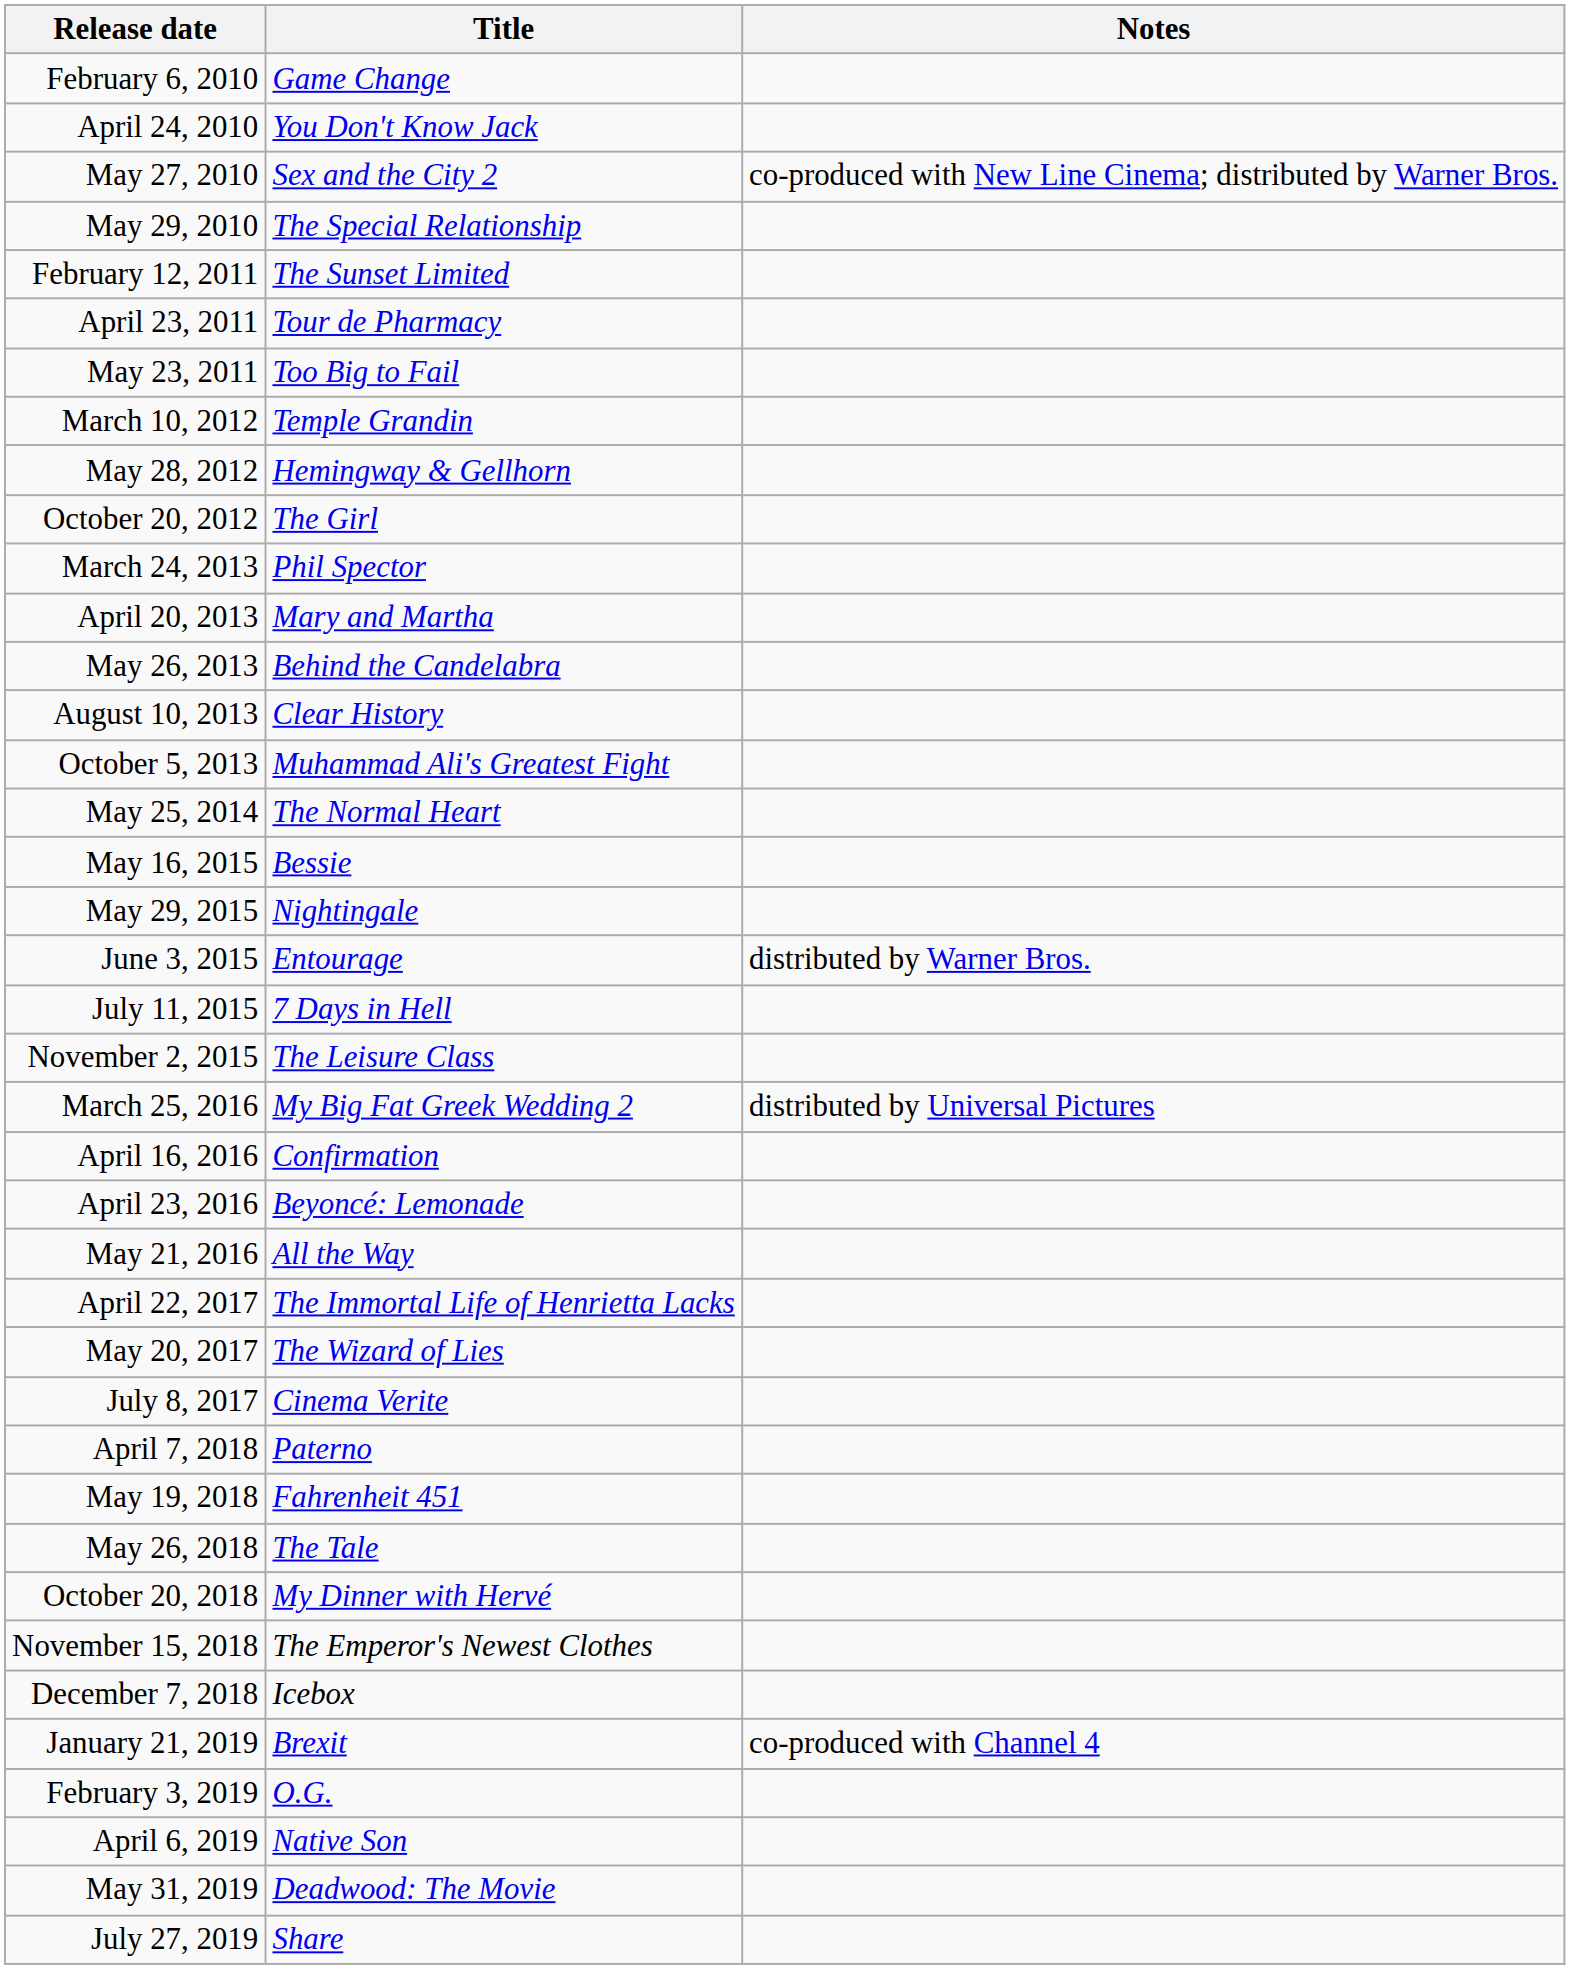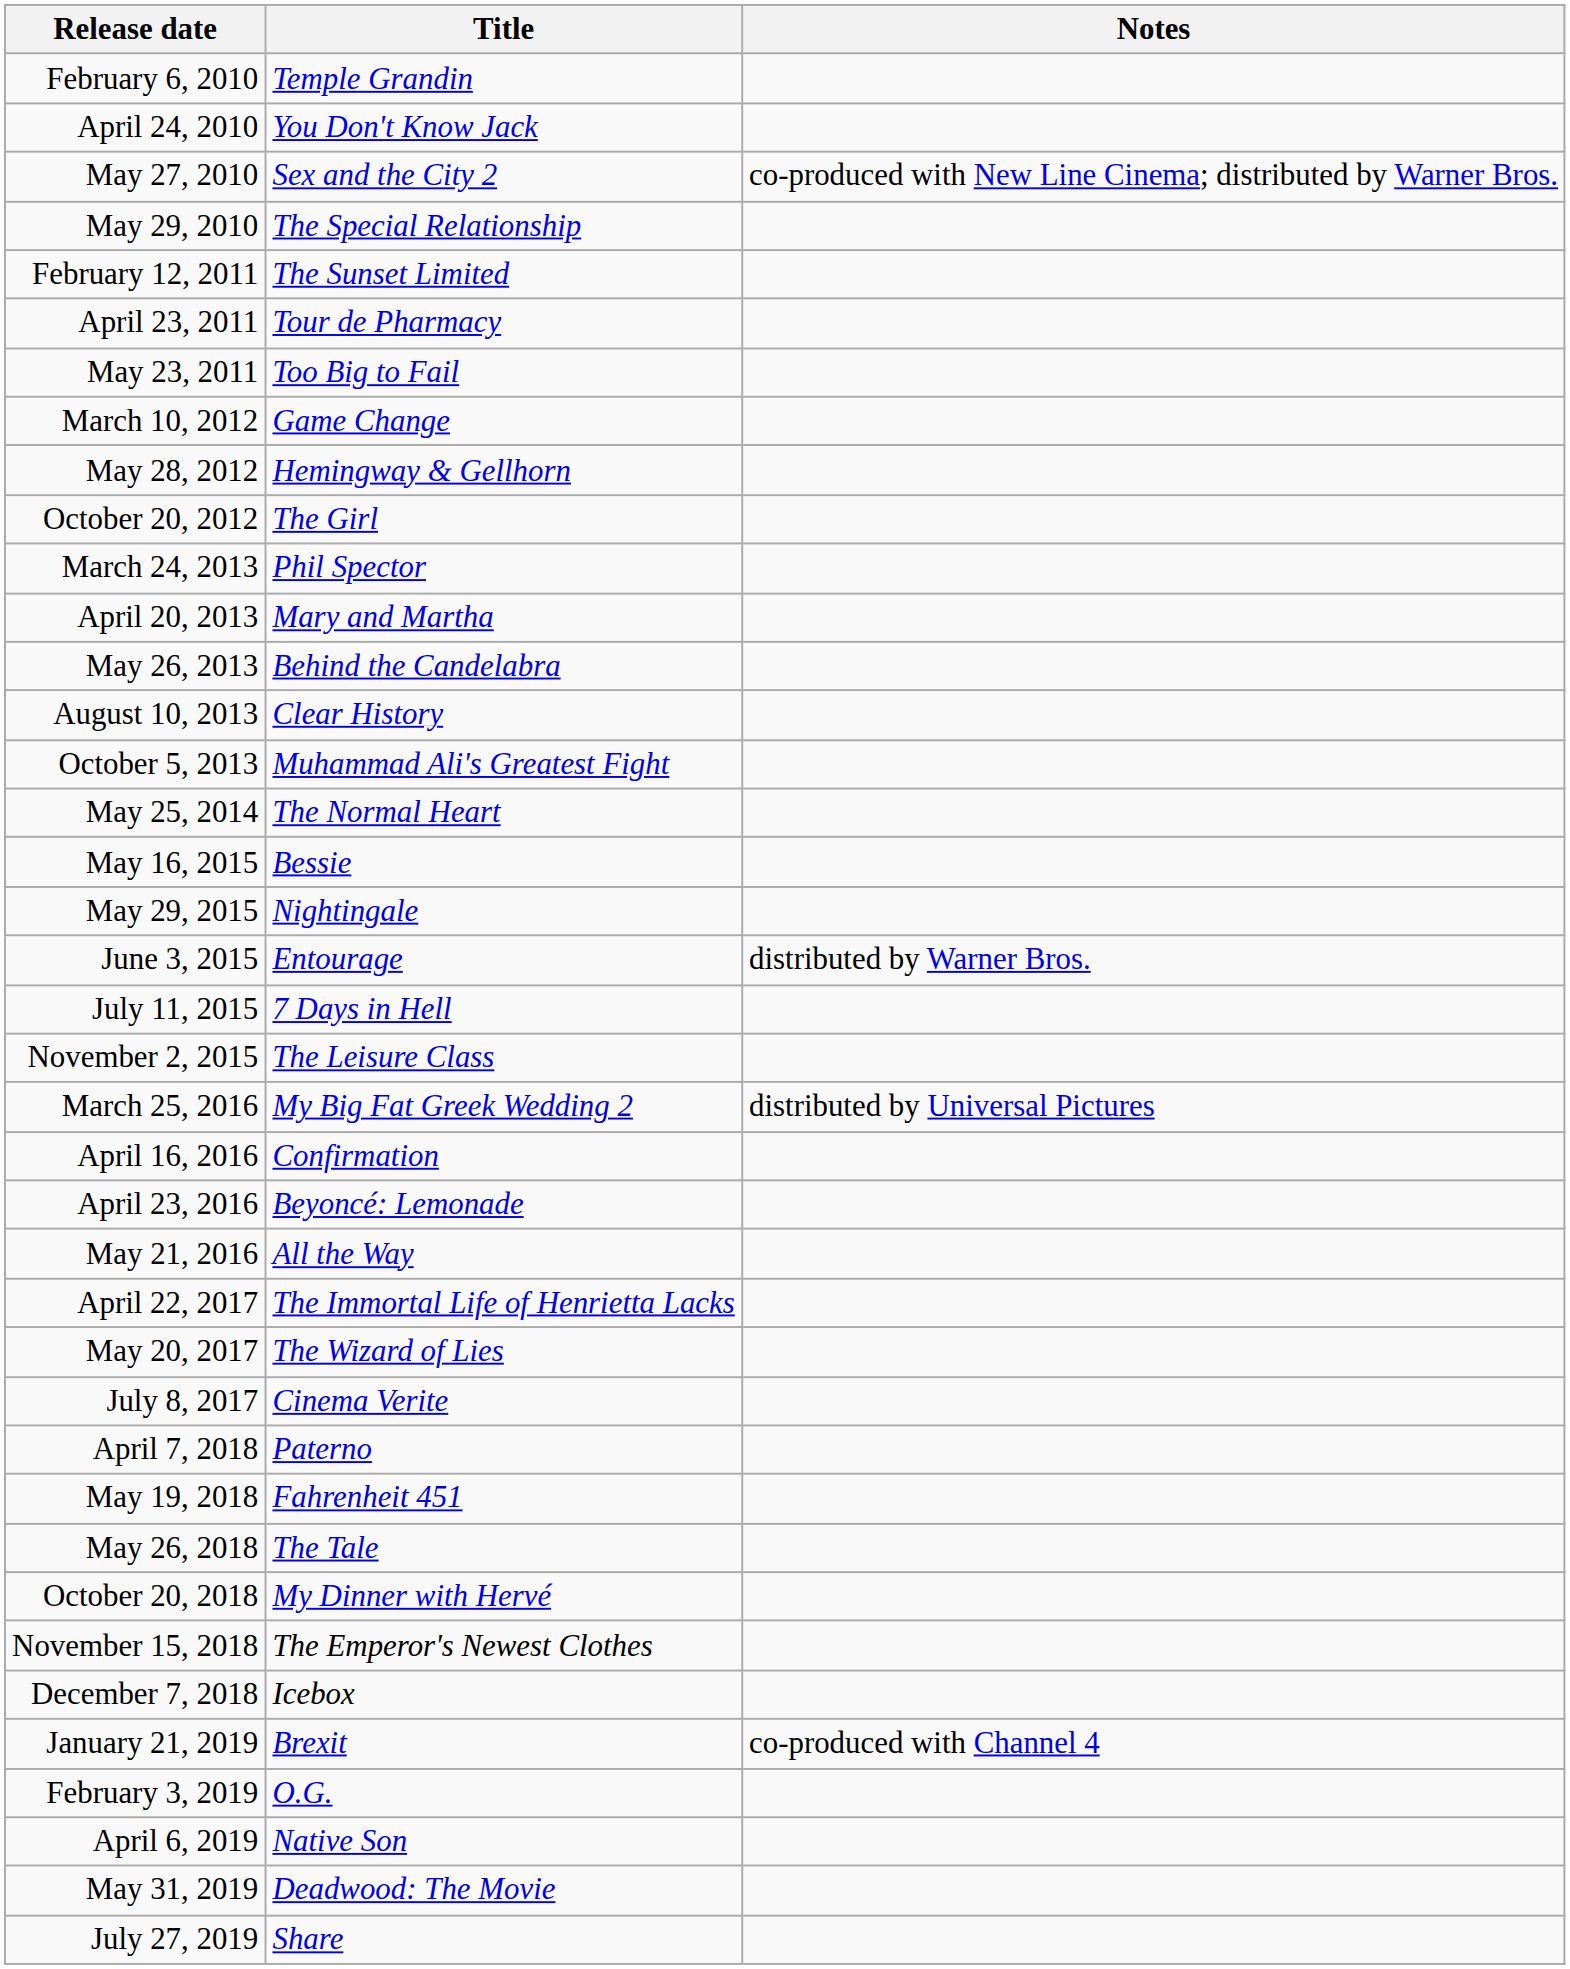(361, 77) Game Change -> (373, 77) Temple Grandin
(373, 420) Temple Grandin -> (361, 420) Game Change
